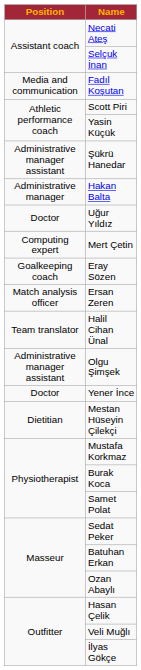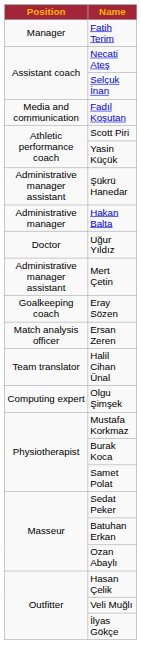+ row: (102, 33)
(45, 244) Computing expert -> (46, 276) Administrative manager assistant
(45, 367) Administrative manager assistant -> (46, 399) Computing expert
- row: (111, 393)
- row: (106, 420)
